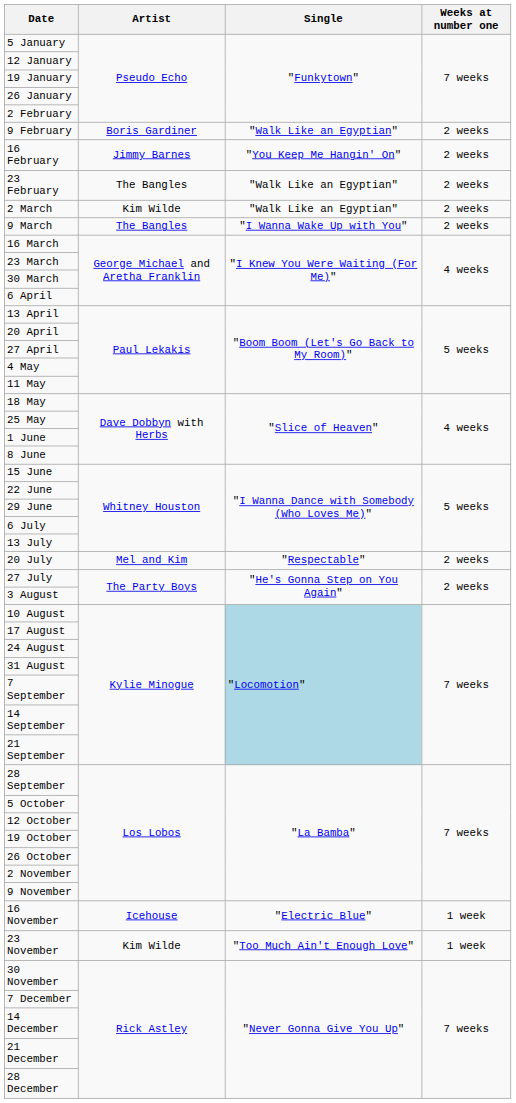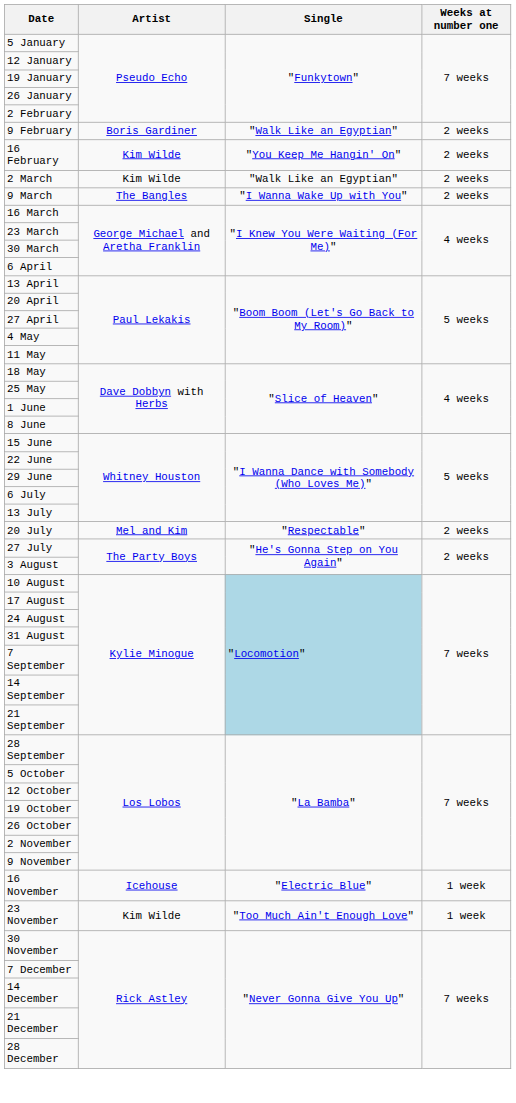(152, 155) Jimmy Barnes -> (152, 155) Kim Wilde
- row: (33, 185)
